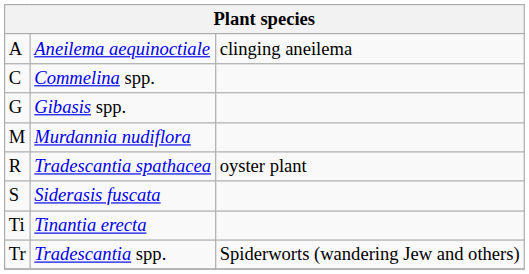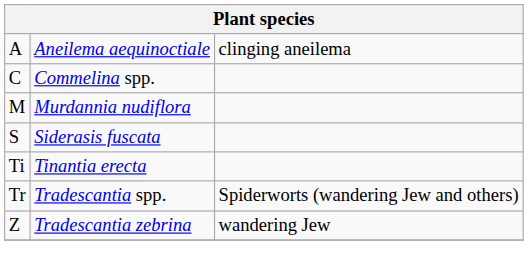- row: (80, 107)
- row: (123, 166)
+ row: (113, 225)
